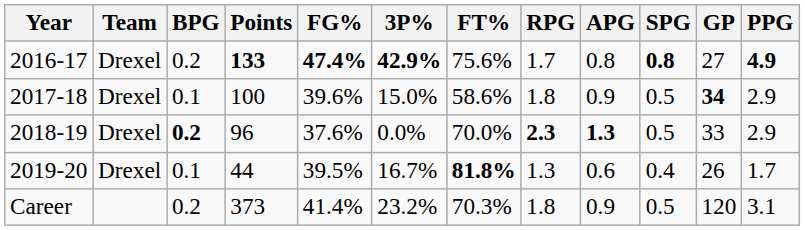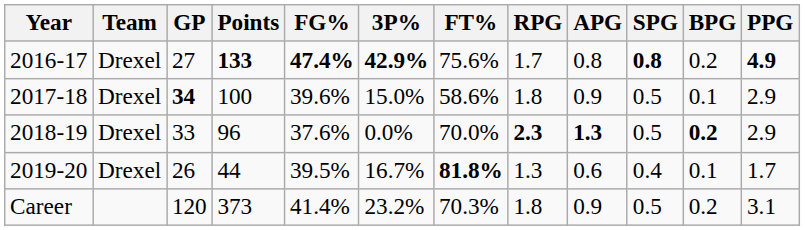columns swapped: (719, 22) <-> (196, 22)
